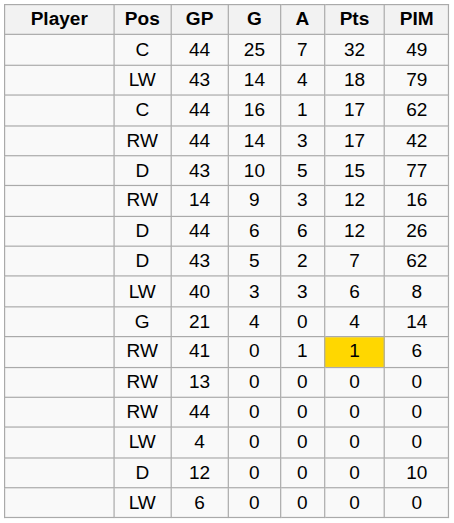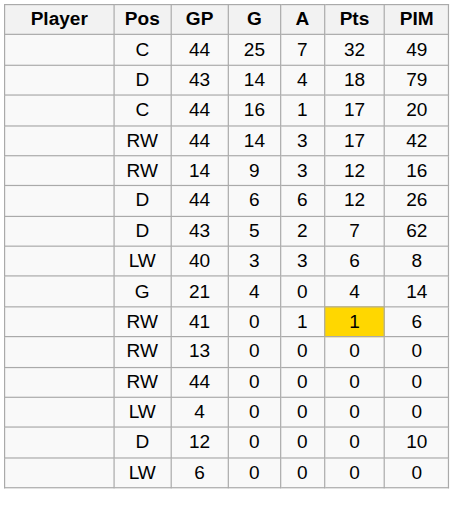(142, 79) LW -> (142, 79) D
(417, 110) 62 -> (417, 110) 20
- row: (200, 170)
